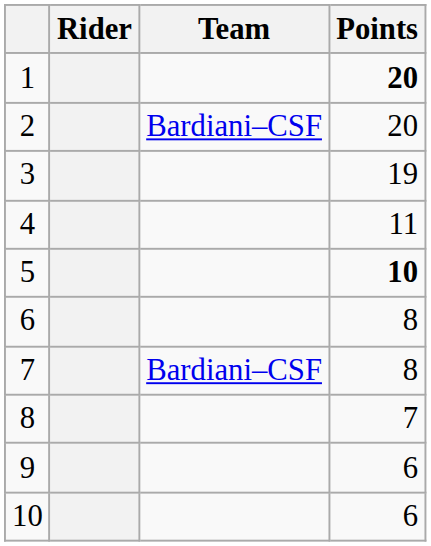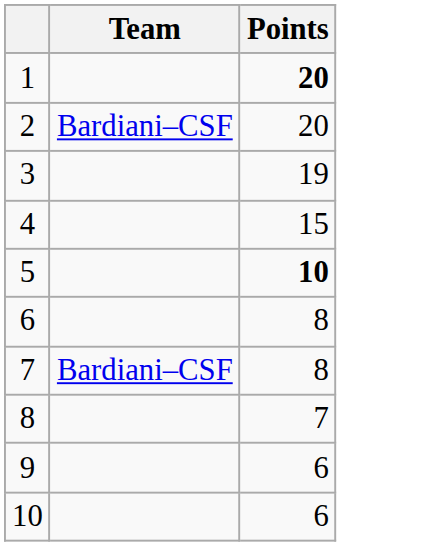- column: (94, 28)
(403, 223) 11 -> (313, 223) 15
